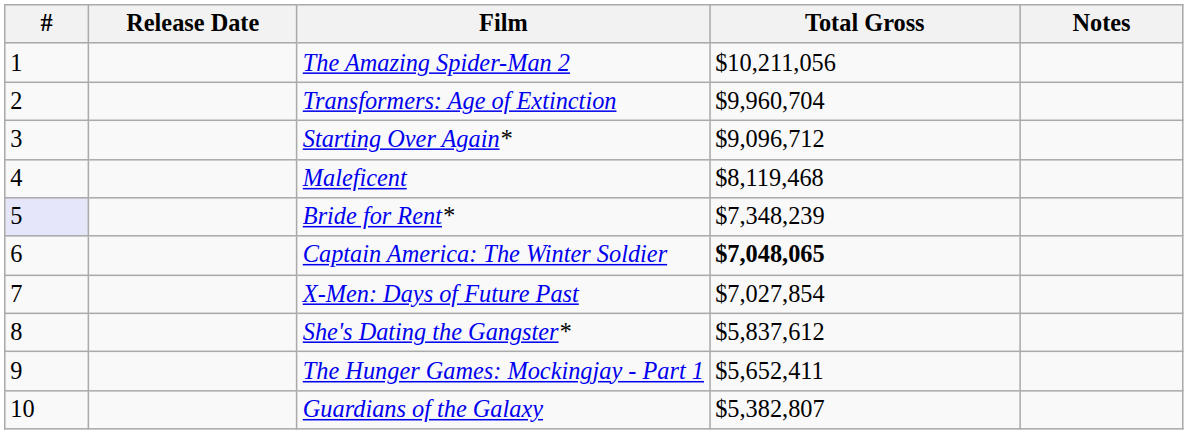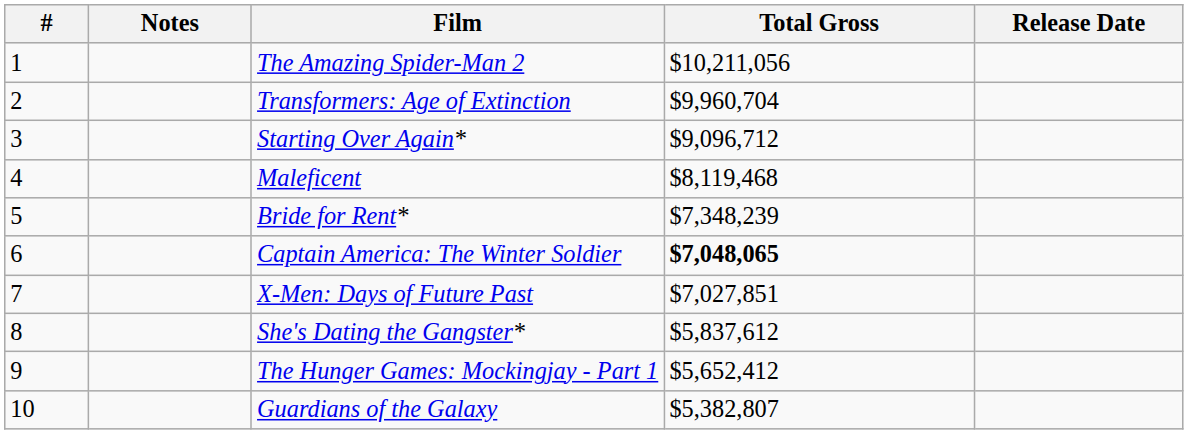columns swapped: (193, 23) <-> (1102, 23)
(16, 216) lavender background -> (16, 216) no background
(770, 293) $7,027,854 -> (724, 293) $7,027,851
(769, 370) $5,652,411 -> (724, 370) $5,652,412
